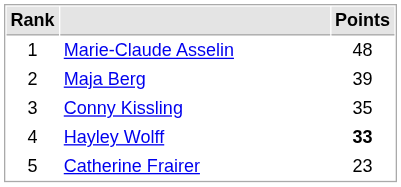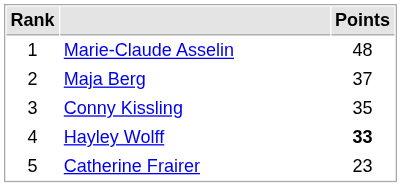(362, 79) 39 -> (362, 79) 37
